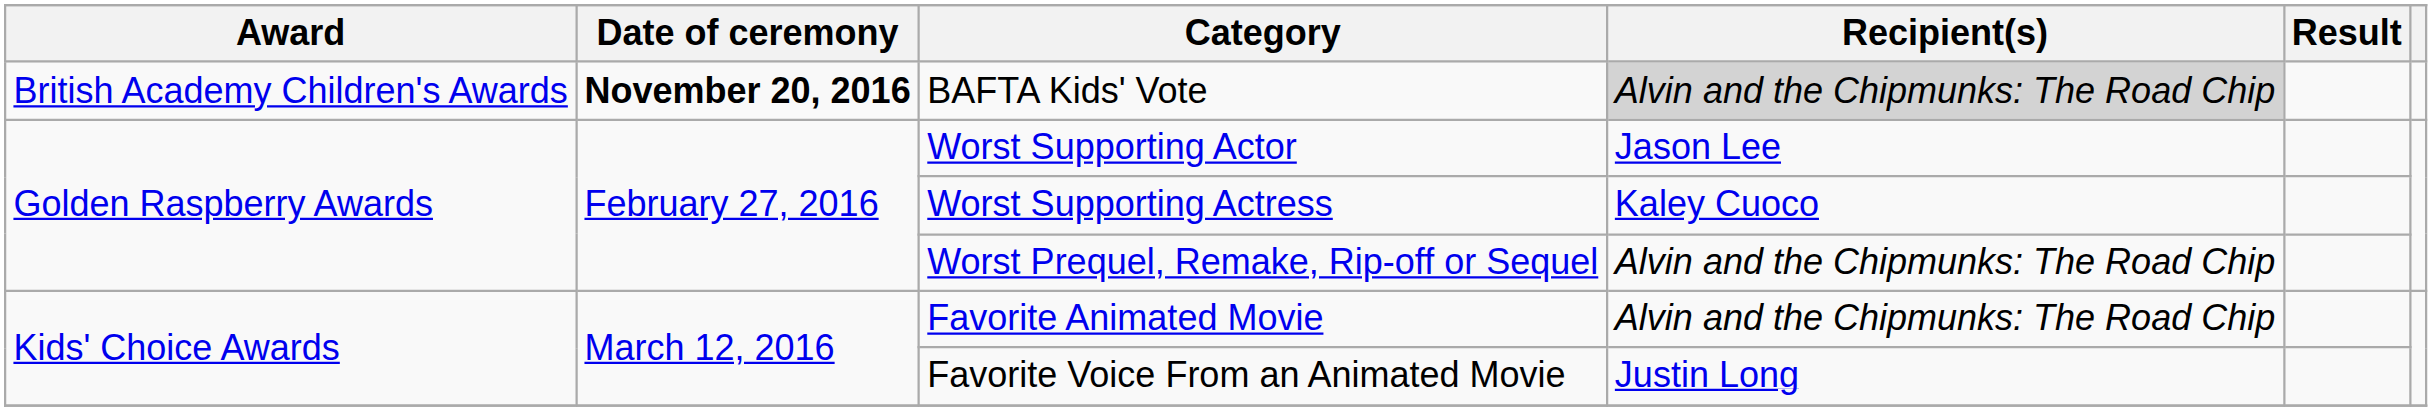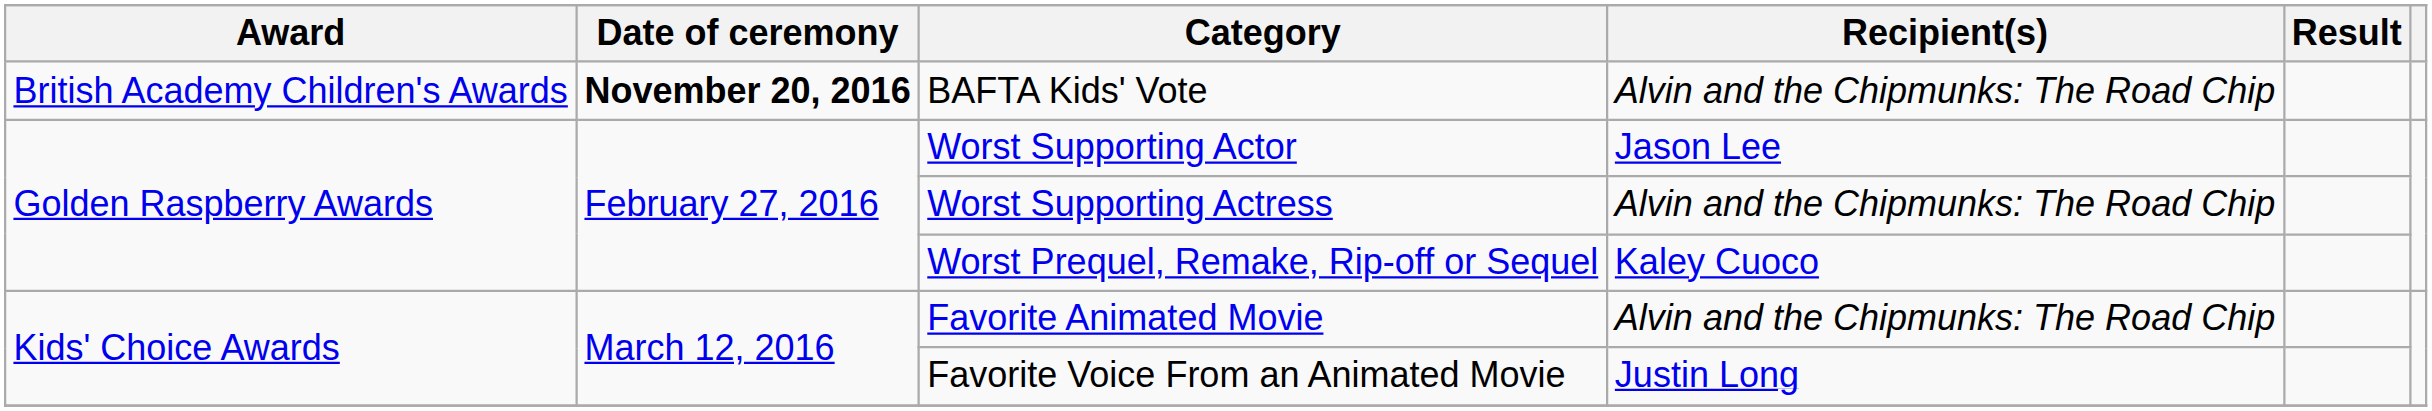(1945, 90) lightgrey background -> (1945, 90) no background
(1717, 204) Kaley Cuoco -> (1945, 204) Alvin and the Chipmunks: The Road Chip
(1945, 261) Alvin and the Chipmunks: The Road Chip -> (1717, 261) Kaley Cuoco
